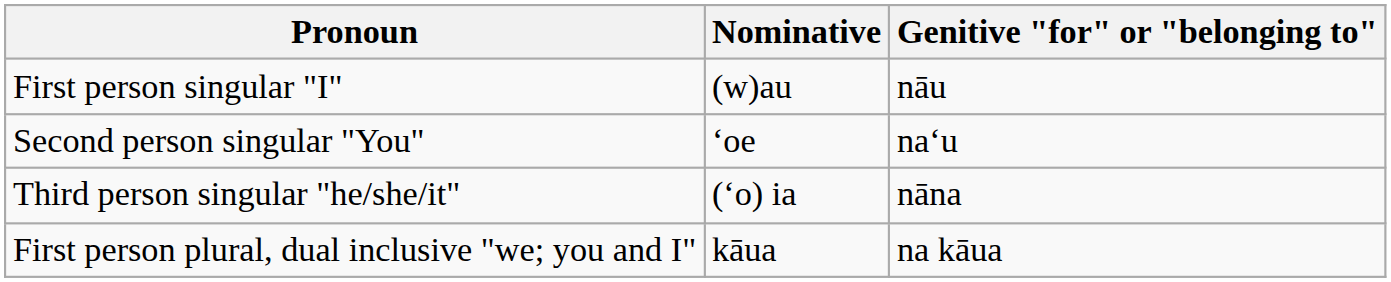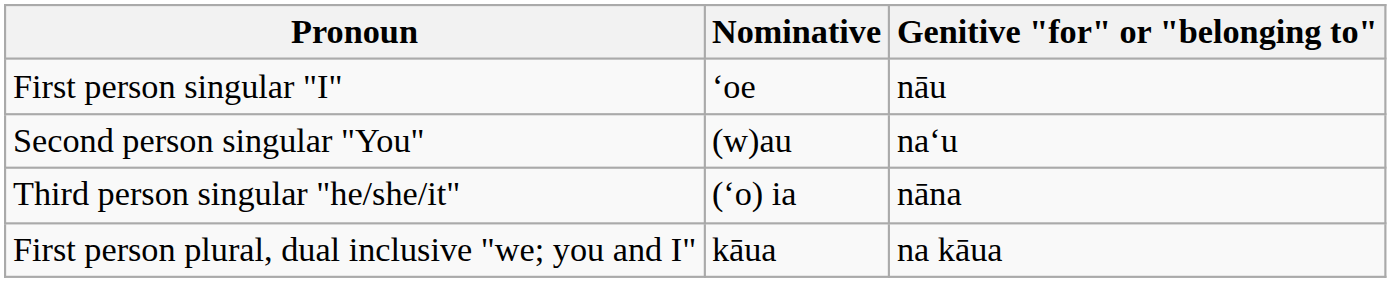(752, 85) (w)au -> (734, 85) ʻoe
(734, 140) ʻoe -> (752, 140) (w)au
